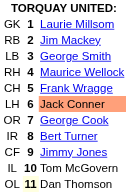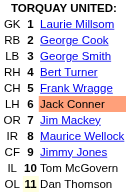(70, 40) Jim Mackey -> (74, 40) George Cook
(82, 72) Maurice Wellock -> (69, 72) Bert Turner
(74, 120) George Cook -> (70, 120) Jim Mackey
(69, 136) Bert Turner -> (82, 136) Maurice Wellock
